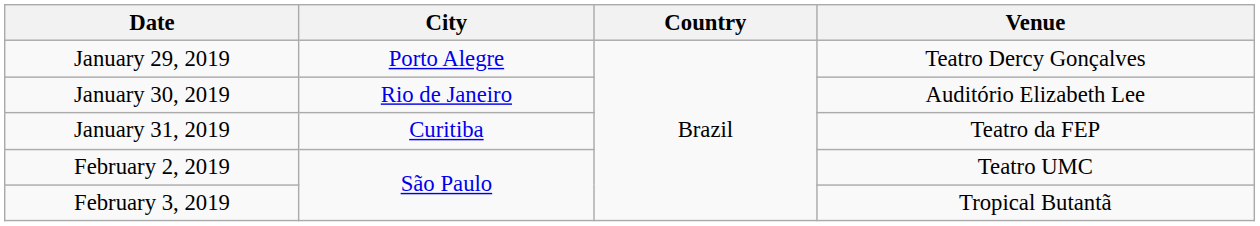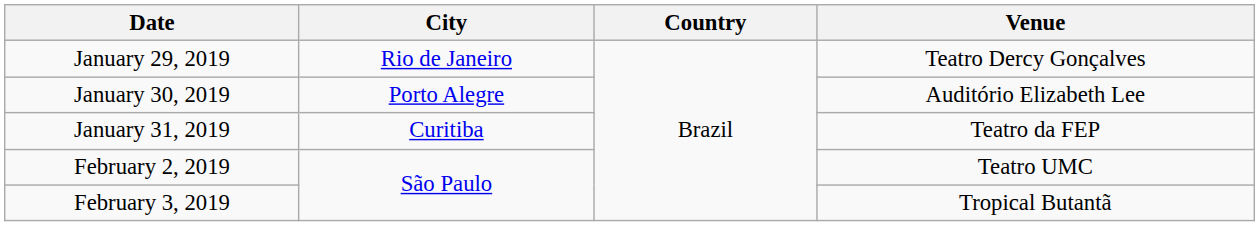(446, 58) Porto Alegre -> (446, 58) Rio de Janeiro
(446, 94) Rio de Janeiro -> (446, 94) Porto Alegre
